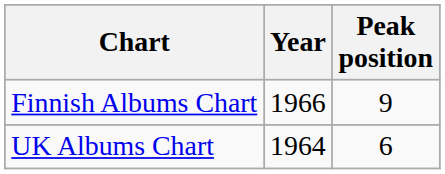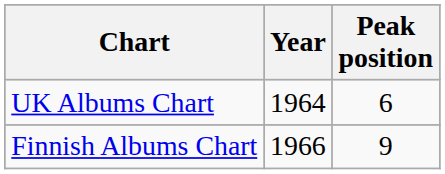rows swapped: (113, 146) <-> (134, 102)
